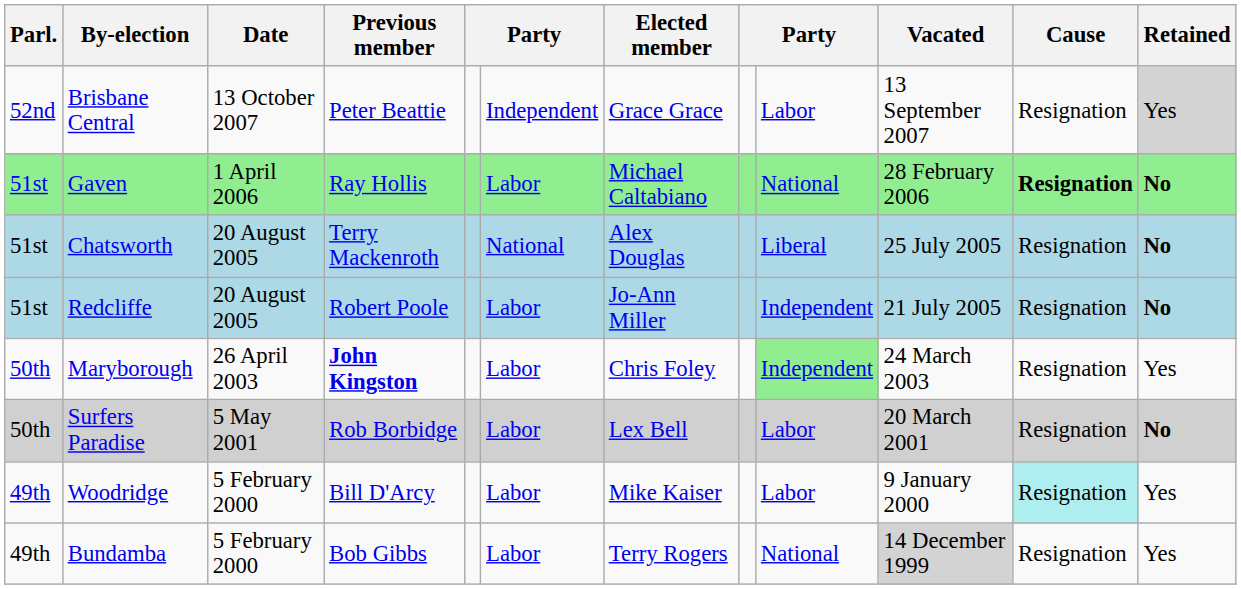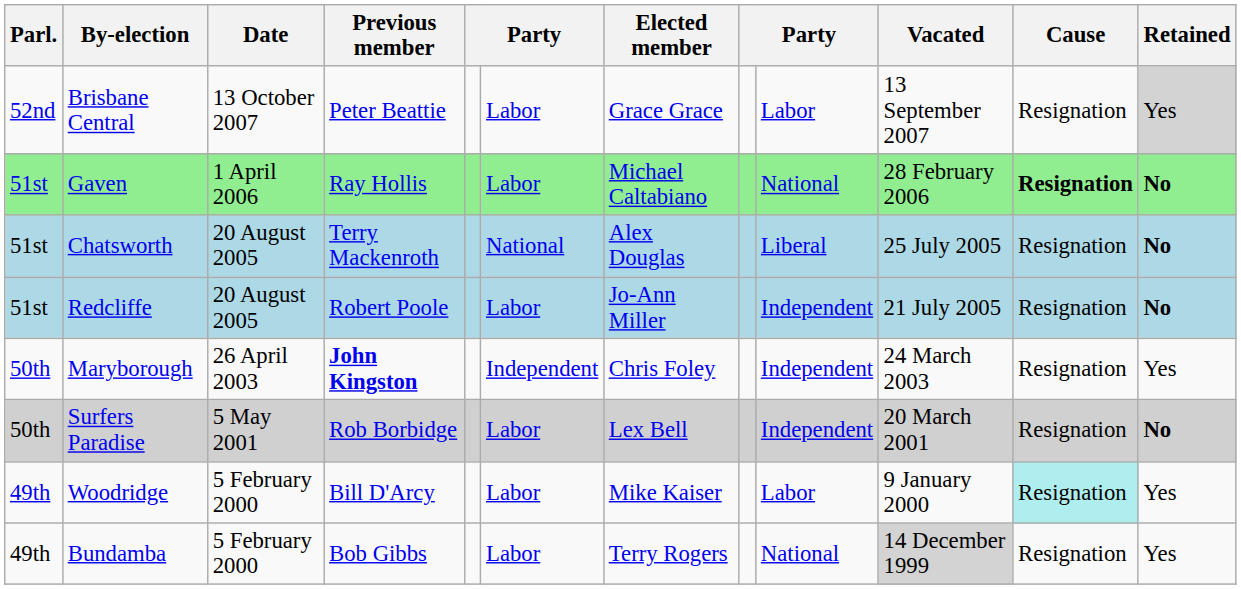(542, 109) Independent -> (513, 109) Labor
(513, 368) Labor -> (542, 368) Independent
(817, 368) lightgreen background -> (817, 368) no background
(788, 430) Labor -> (817, 430) Independent
